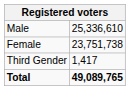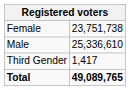rows swapped: (18, 28) <-> (24, 45)
